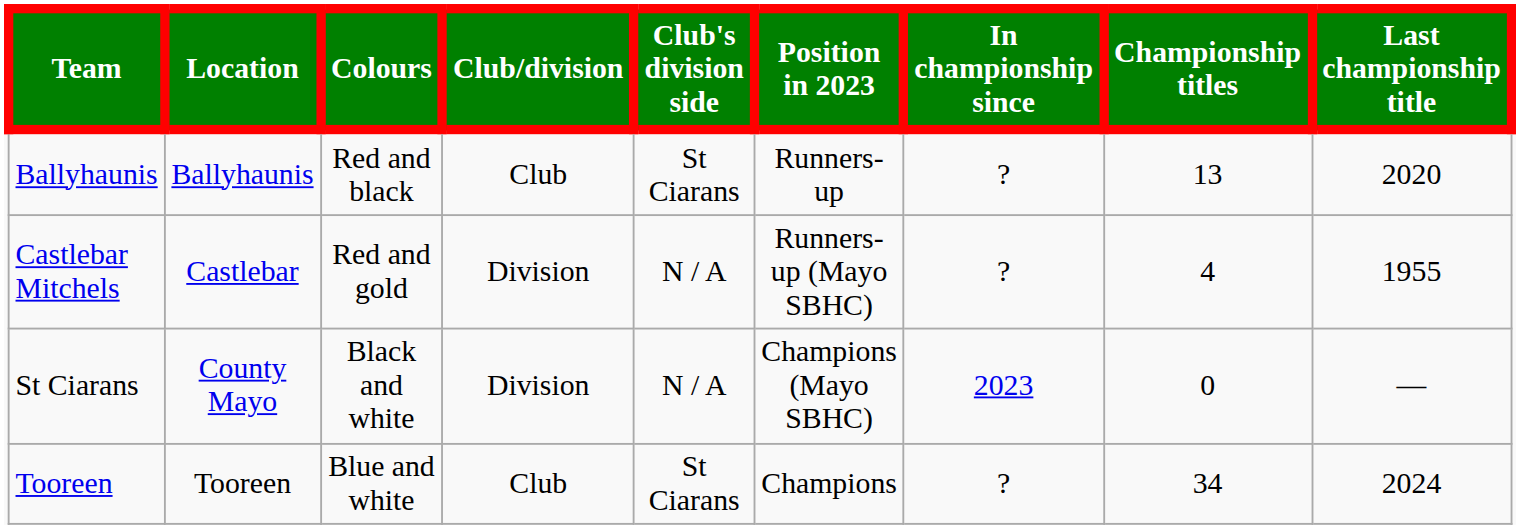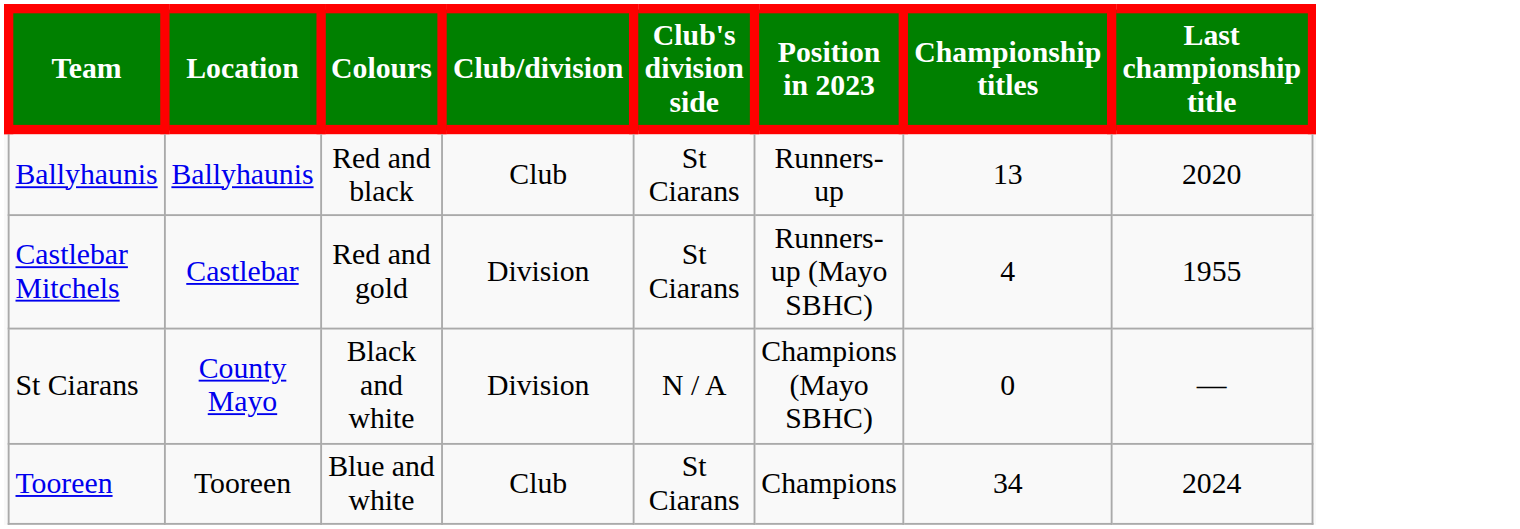- column: (1004, 69)
(694, 271) N / A -> (694, 271) St Ciarans
